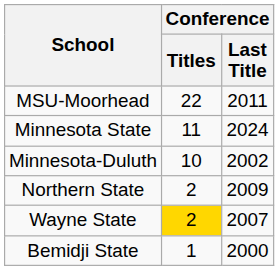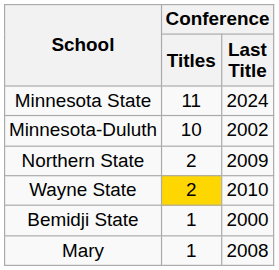- row: (83, 100)
(248, 220) 2007 -> (248, 190) 2010
+ row: (83, 250)
